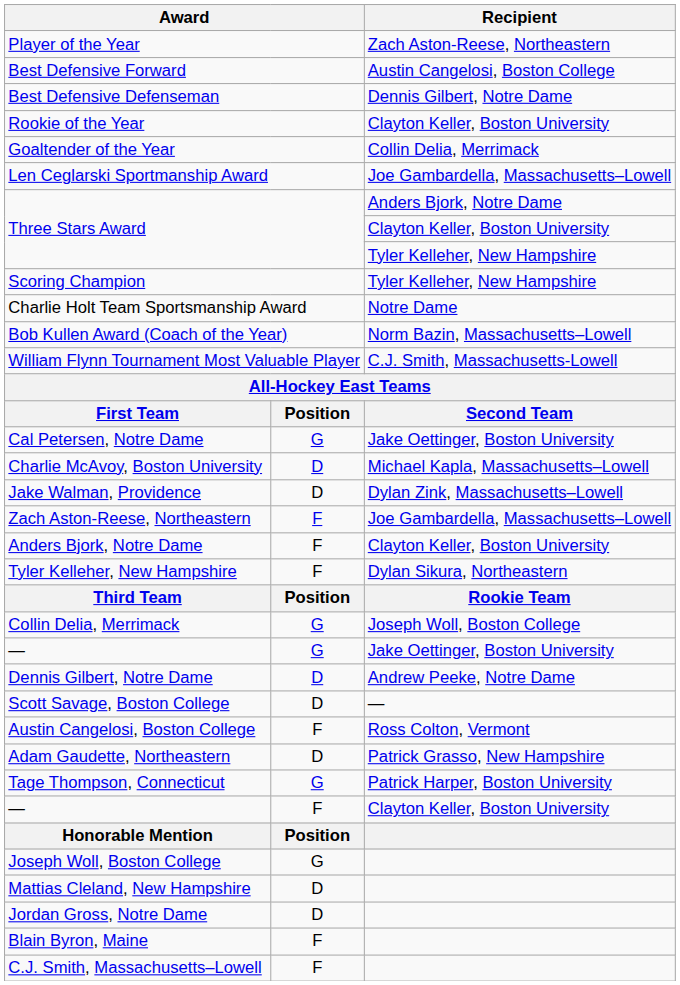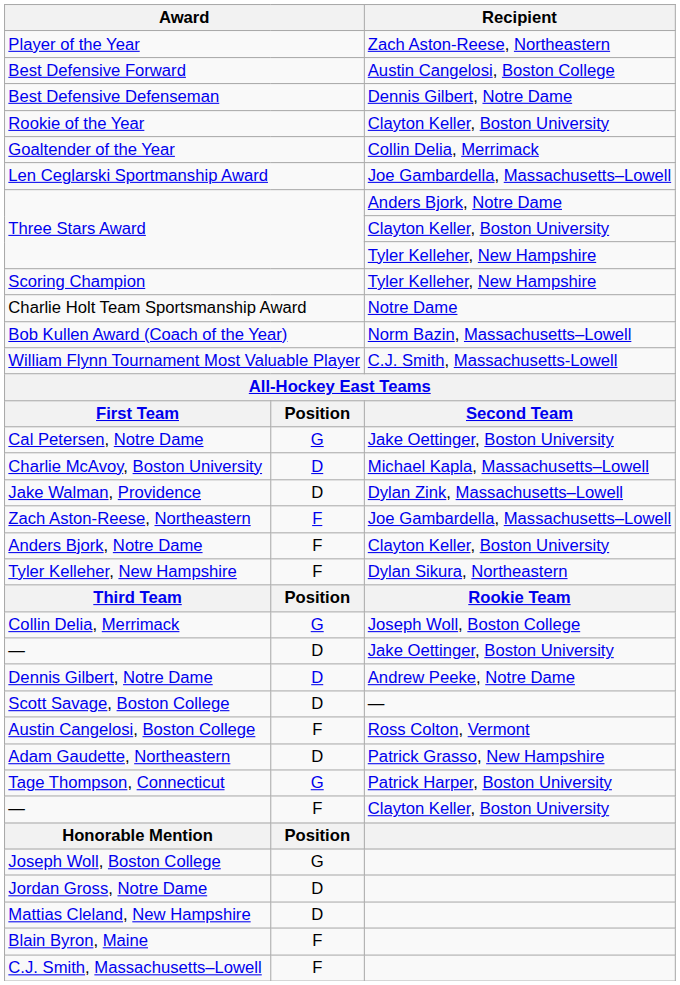(317, 651) G -> (317, 651) D
rows swapped: (130, 888) <-> (108, 914)
